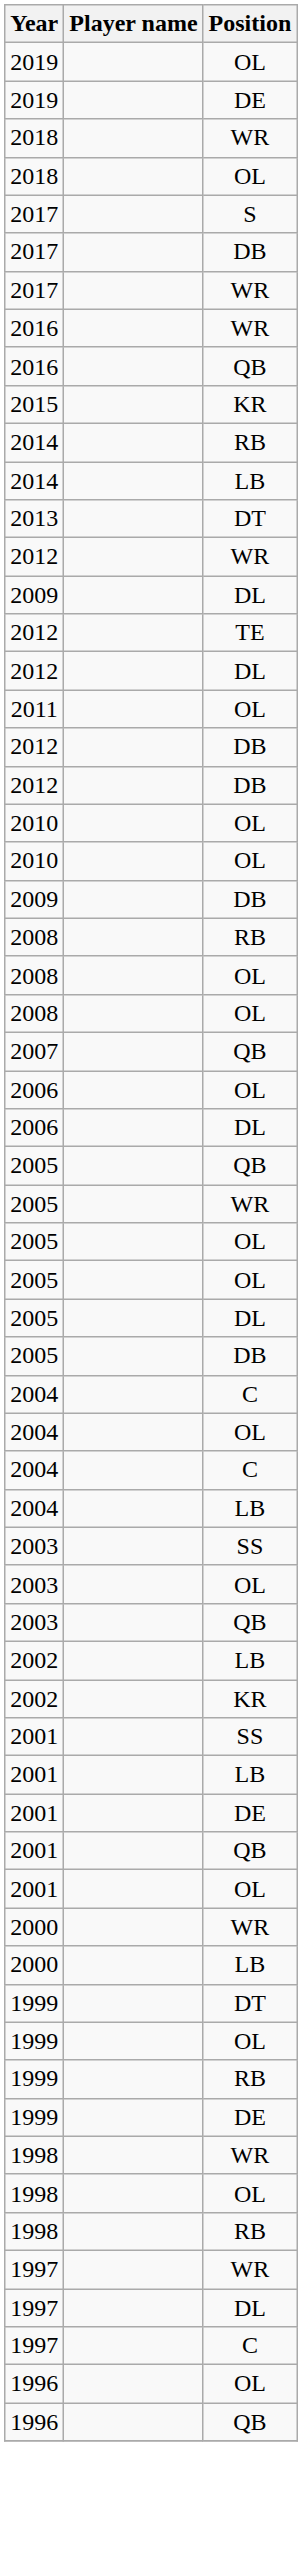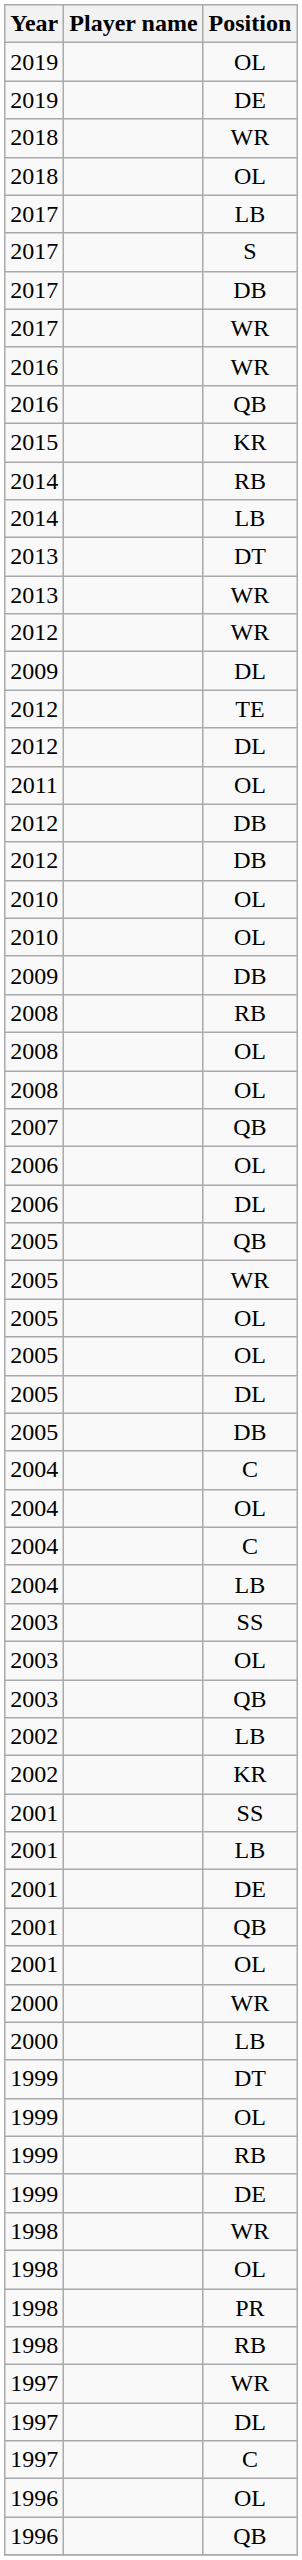+ row: (34, 213)
+ row: (34, 594)
+ row: (34, 2307)
